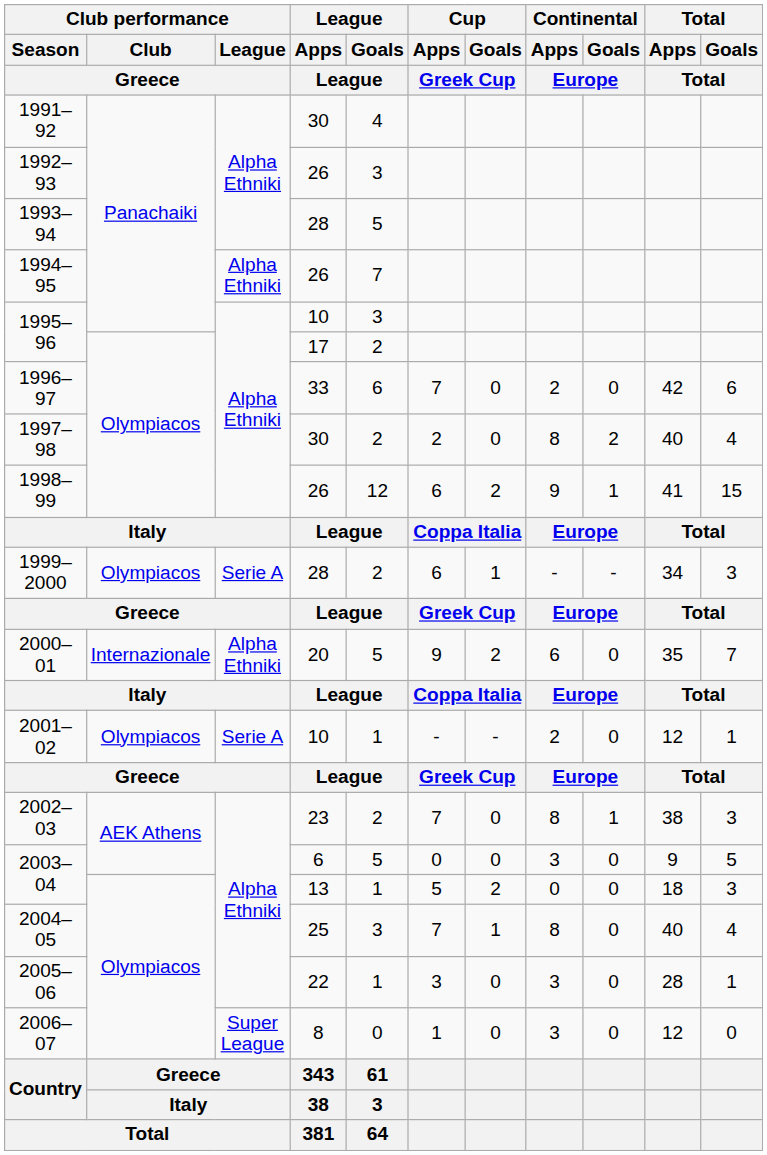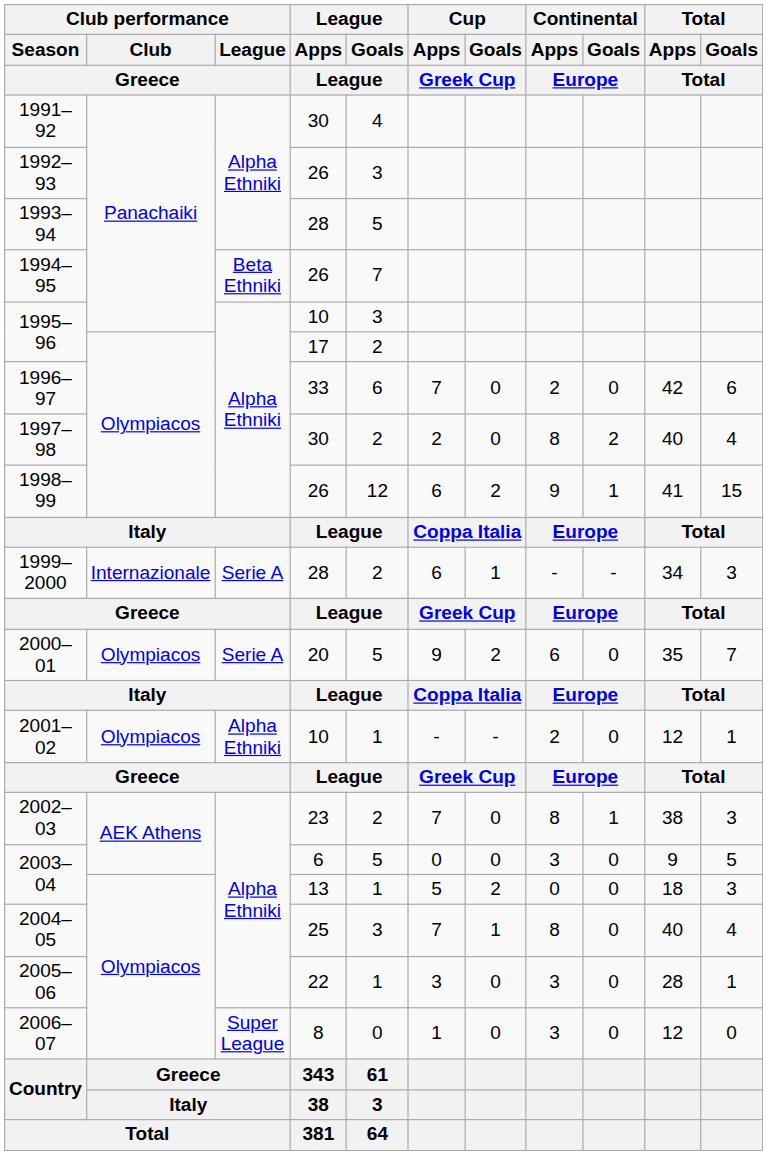(252, 275) Alpha Ethniki -> (252, 275) Beta Ethniki
(151, 572) Olympiacos -> (151, 572) Internazionale
(151, 654) Internazionale -> (151, 654) Olympiacos
(252, 654) Alpha Ethniki -> (252, 654) Serie A
(252, 736) Serie A -> (252, 736) Alpha Ethniki
